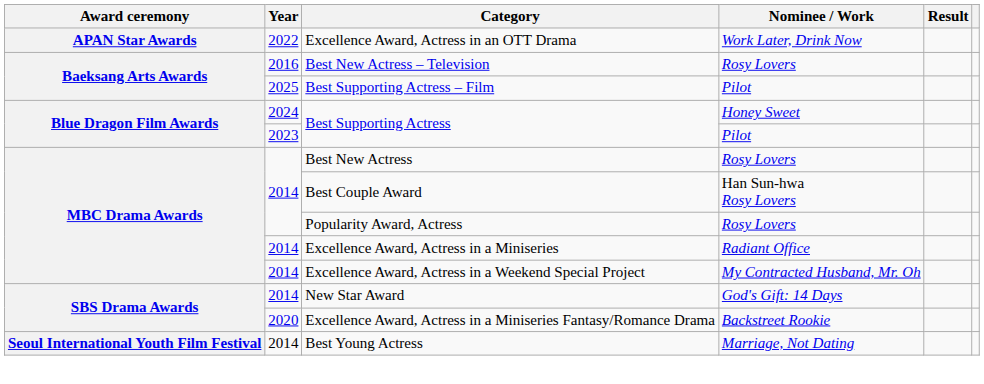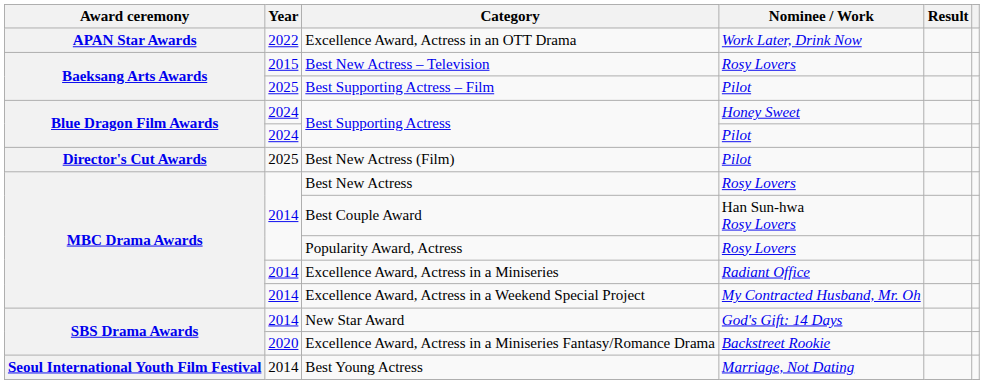(283, 64) 2016 -> (283, 64) 2015
(283, 135) 2023 -> (283, 135) 2024
+ row: (380, 159)
